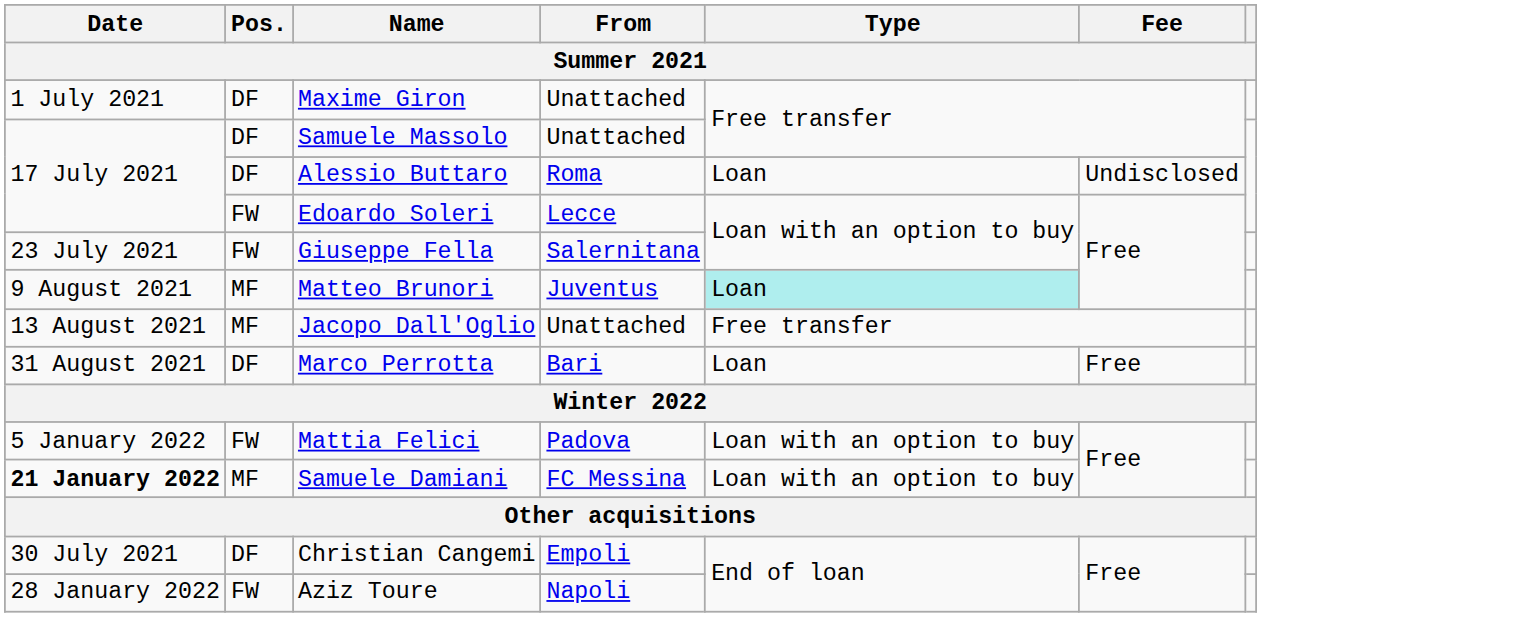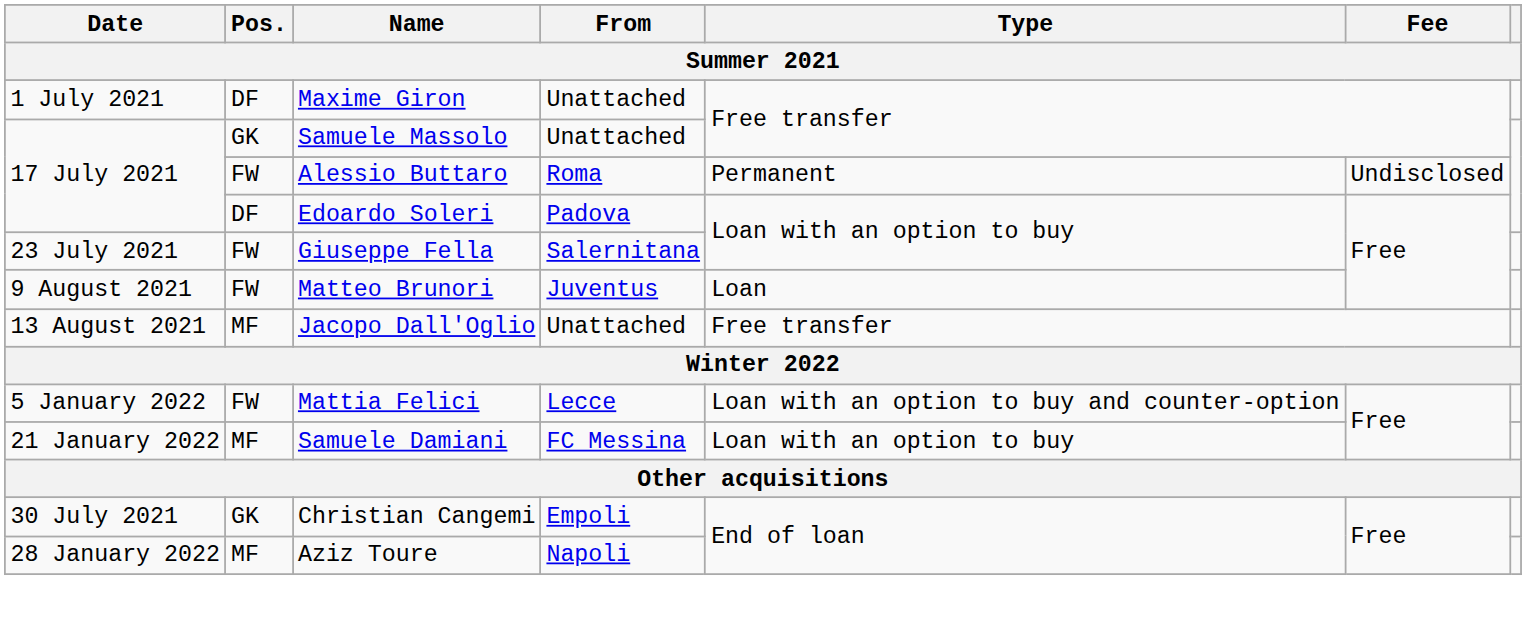(245, 138) DF -> (245, 138) GK
(245, 176) DF -> (245, 176) FW
(739, 176) Loan -> (774, 176) Permanent
(245, 213) FW -> (245, 213) DF
(581, 213) Lecce -> (588, 213) Padova
(245, 289) MF -> (245, 289) FW
(739, 289) paleturquoise background -> (739, 289) no background
- row: (396, 365)
(588, 441) Padova -> (581, 403) Lecce
(893, 441) Loan with an option to buy -> (1025, 403) Loan with an option to buy and counter-option
(115, 479) bold -> (115, 441) normal
(245, 555) DF -> (245, 517) GK
(245, 593) FW -> (245, 555) MF
